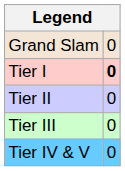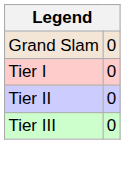(111, 71) bold -> (111, 71) normal
- row: (49, 152)
